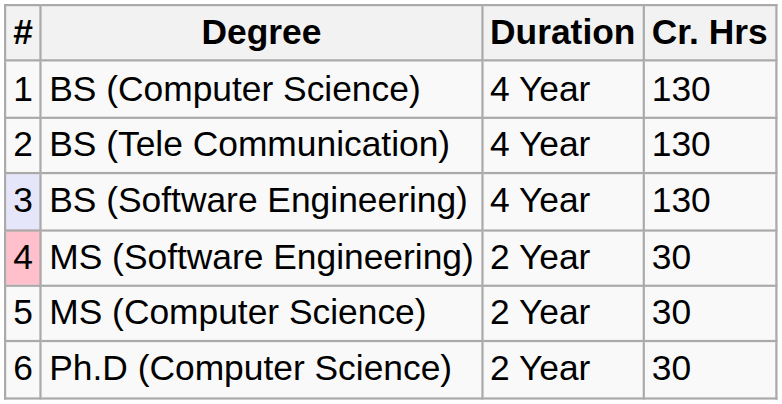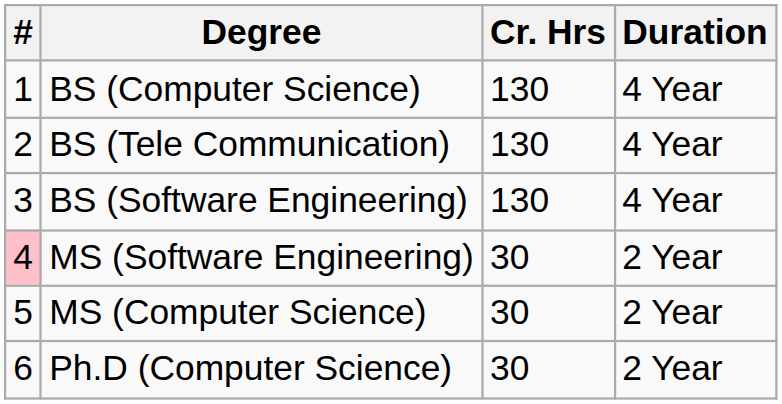columns swapped: (563, 32) <-> (710, 32)
(23, 200) lavender background -> (23, 200) no background
